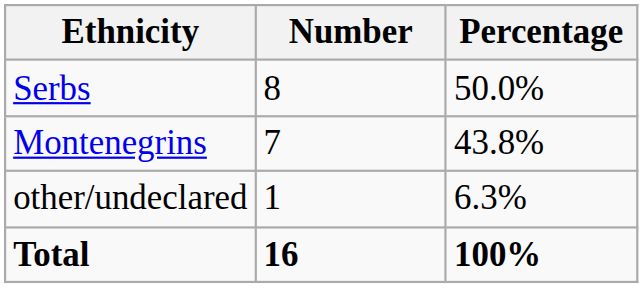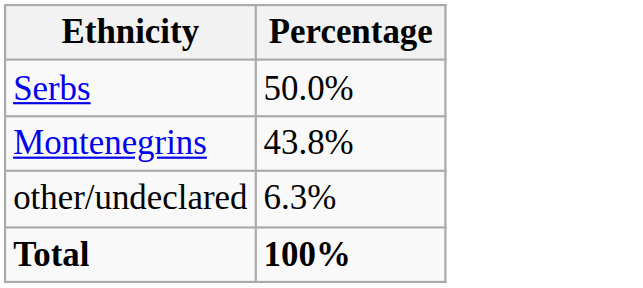- column: (351, 32)
